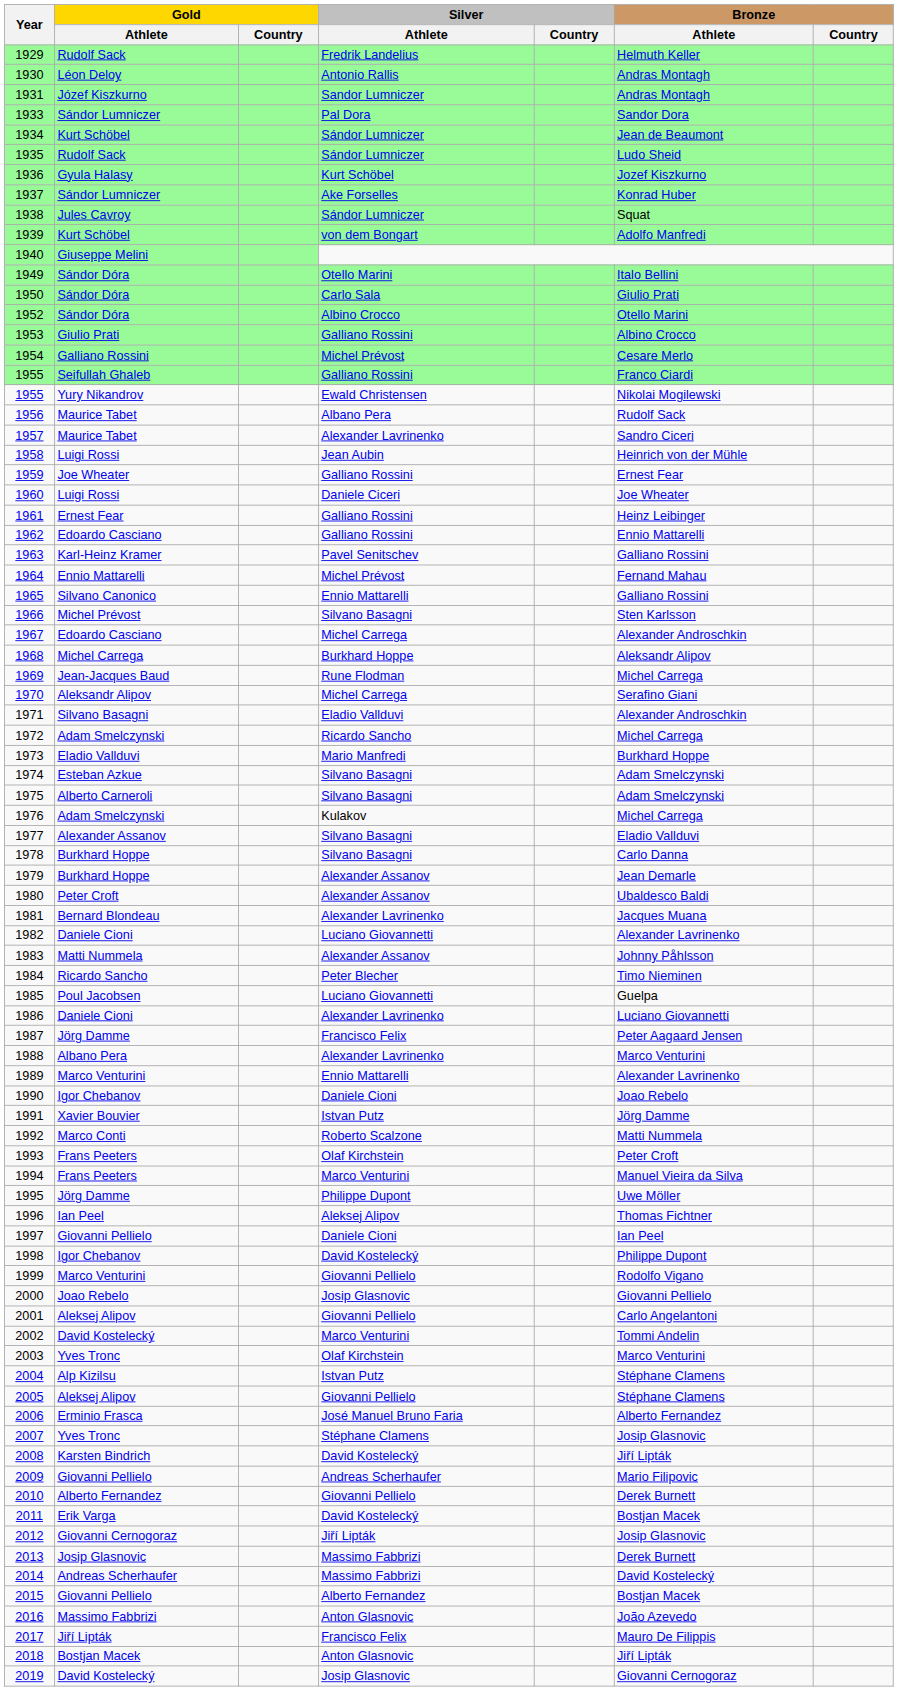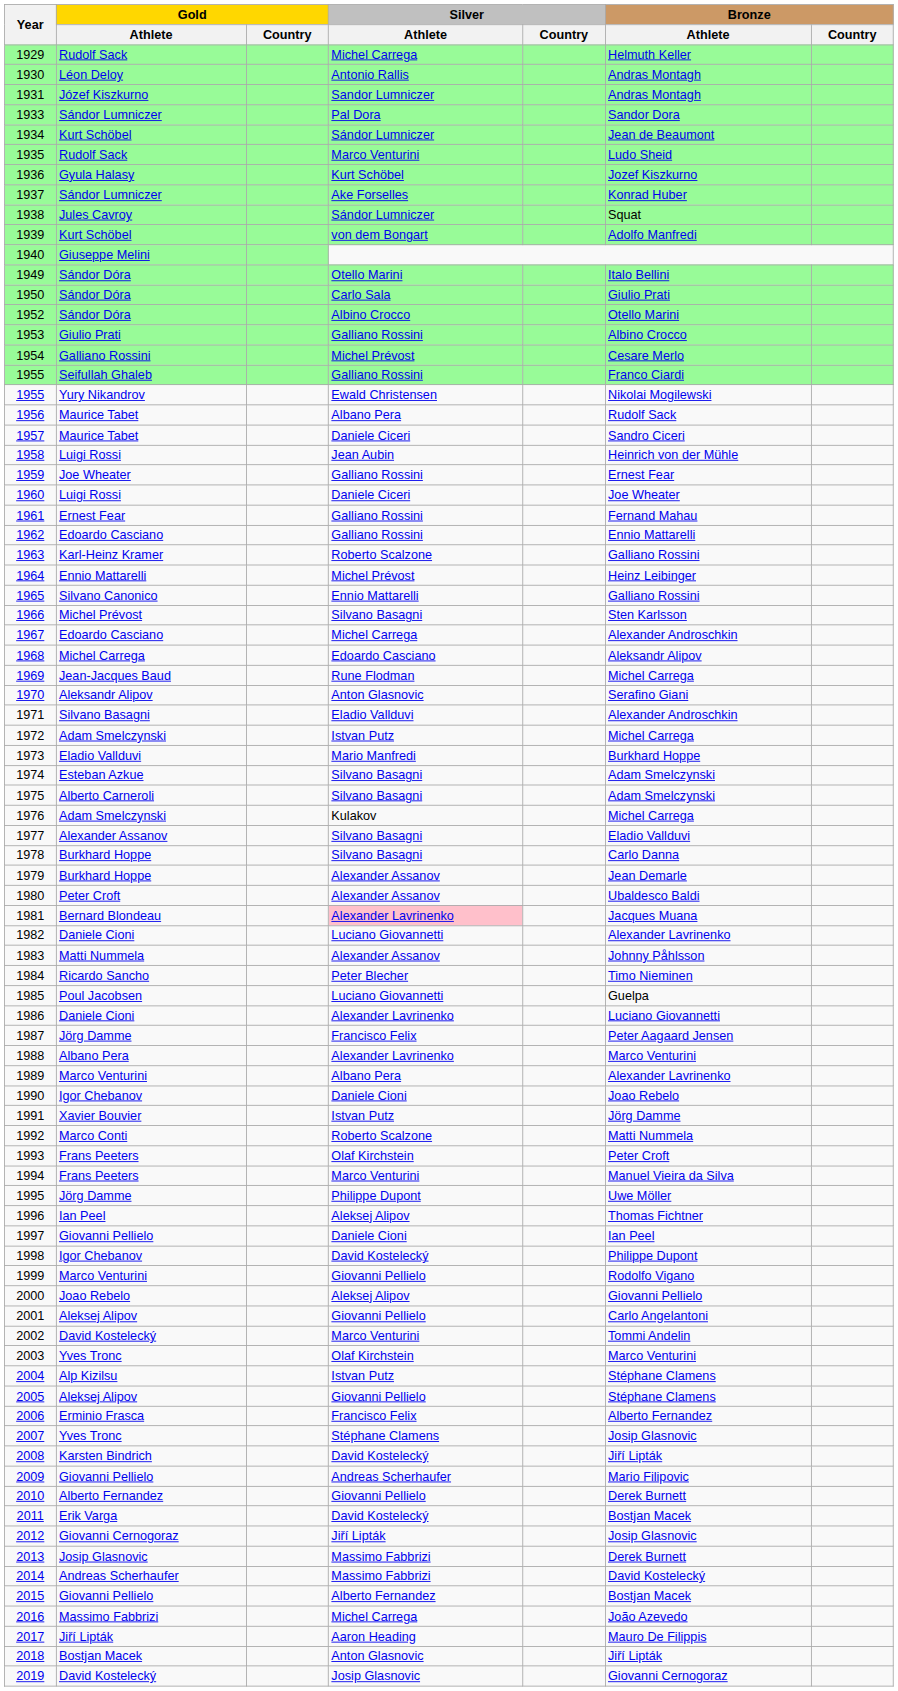(370, 55) Fredrik Landelius -> (374, 55) Michel Carrega
(373, 155) Sándor Lumniczer -> (375, 155) Marco Venturini
(382, 435) Alexander Lavrinenko -> (371, 435) Daniele Ciceri
(661, 515) Heinz Leibinger -> (653, 515) Fernand Mahau
(370, 555) Pavel Senitschev -> (382, 555) Roberto Scalzone
(662, 575) Fernand Mahau -> (652, 575) Heinz Leibinger
(367, 655) Burkhard Hoppe -> (383, 655) Edoardo Casciano
(364, 696) Michel Carrega -> (377, 696) Anton Glasnovic
(366, 736) Ricardo Sancho -> (363, 736) Istvan Putz
(382, 916) no background -> (393, 916) pink background
(365, 1076) Ennio Mattarelli -> (366, 1076) Albano Pera
(366, 1296) Josip Glasnovic -> (370, 1296) Aleksej Alipov
(392, 1416) José Manuel Bruno Faria -> (374, 1416) Francisco Felix
(367, 1616) Anton Glasnovic -> (374, 1616) Michel Carrega
(364, 1636) Francisco Felix -> (374, 1636) Aaron Heading
